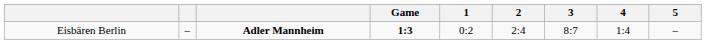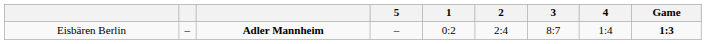columns swapped: (405, 13) <-> (675, 13)
